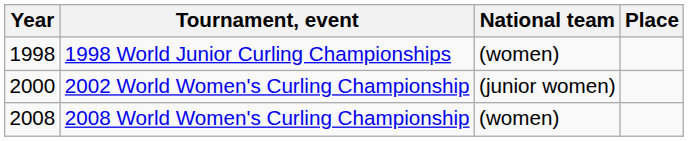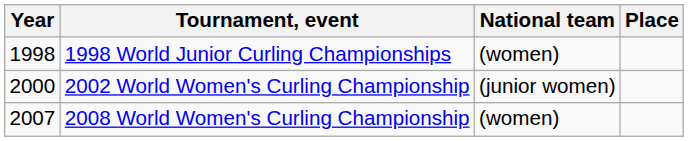(32, 119) 2008 -> (32, 119) 2007
